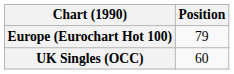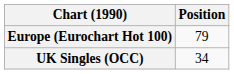(202, 58) 60 -> (202, 58) 34
